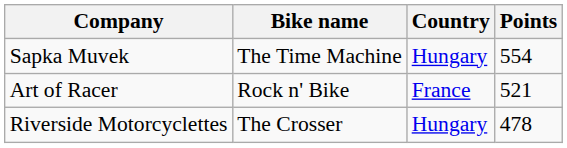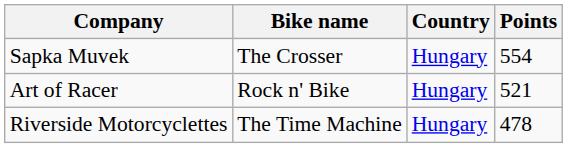(320, 55) The Time Machine -> (290, 55) The Crosser
(441, 90) France -> (449, 90) Hungary
(290, 124) The Crosser -> (320, 124) The Time Machine
